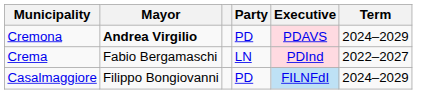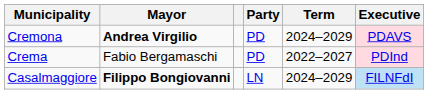columns swapped: (305, 15) <-> (375, 15)
(243, 57) LN -> (256, 57) PD
(161, 78) normal -> (167, 78) bold
(244, 78) PD -> (255, 78) LN
